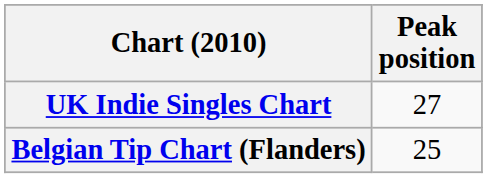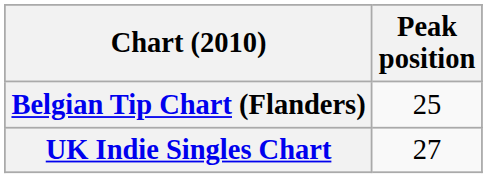rows swapped: (189, 149) <-> (189, 104)
